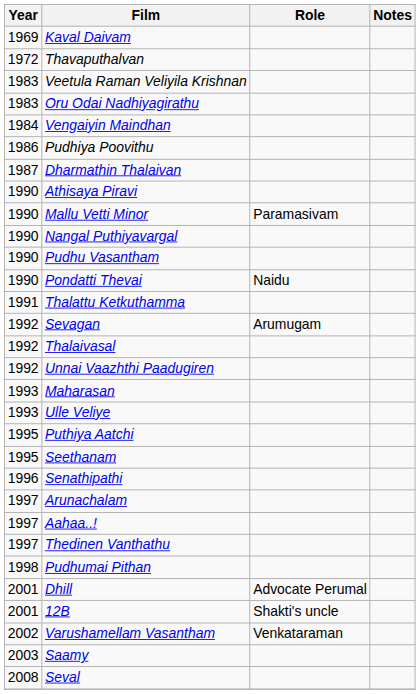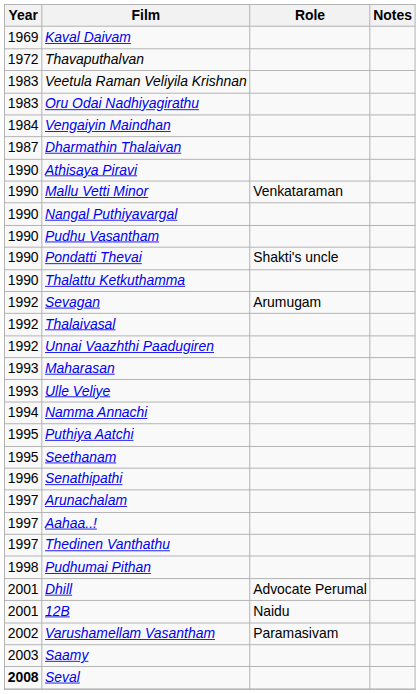- row: (99, 147)
(296, 214) Paramasivam -> (298, 192) Venkataraman
(271, 280) Naidu -> (296, 258) Shakti's uncle
(23, 302) 1991 -> (23, 280) 1990
+ row: (96, 412)
(296, 611) Shakti's uncle -> (271, 611) Naidu
(298, 633) Venkataraman -> (296, 633) Paramasivam
(23, 677) normal -> (23, 677) bold
